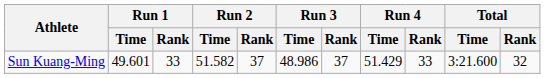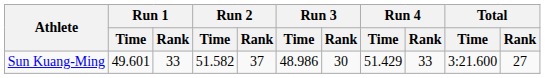(341, 62) 37 -> (341, 62) 30
(520, 62) 32 -> (520, 62) 27
